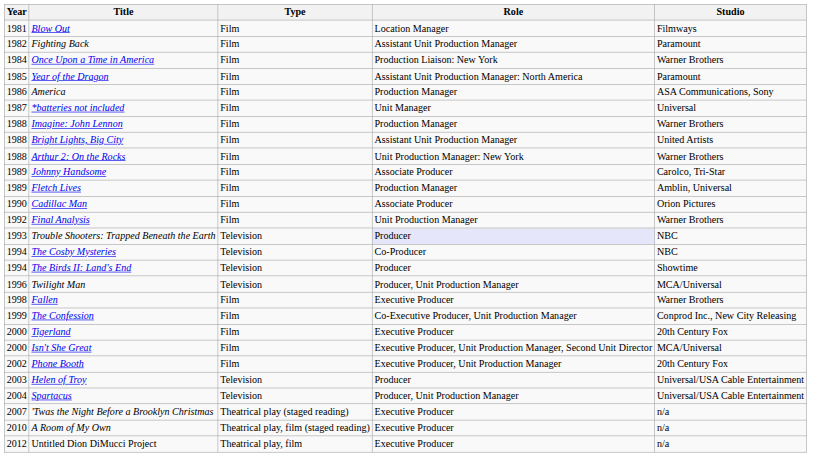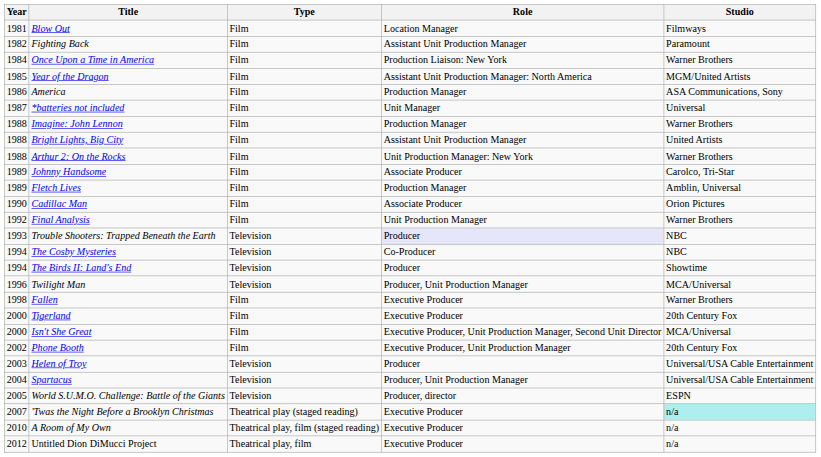(679, 76) Paramount -> (708, 76) MGM/United Artists
- row: (63, 316)
+ row: (128, 396)
(663, 412) no background -> (672, 412) paleturquoise background
